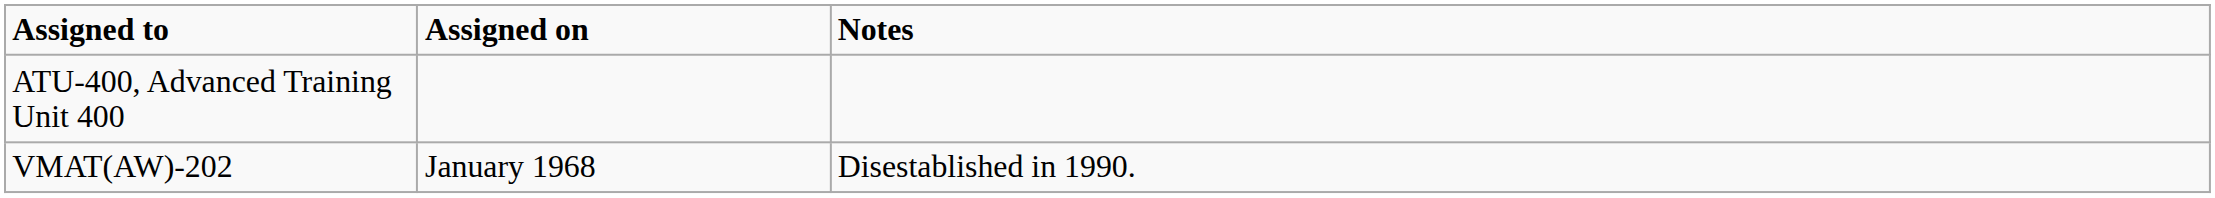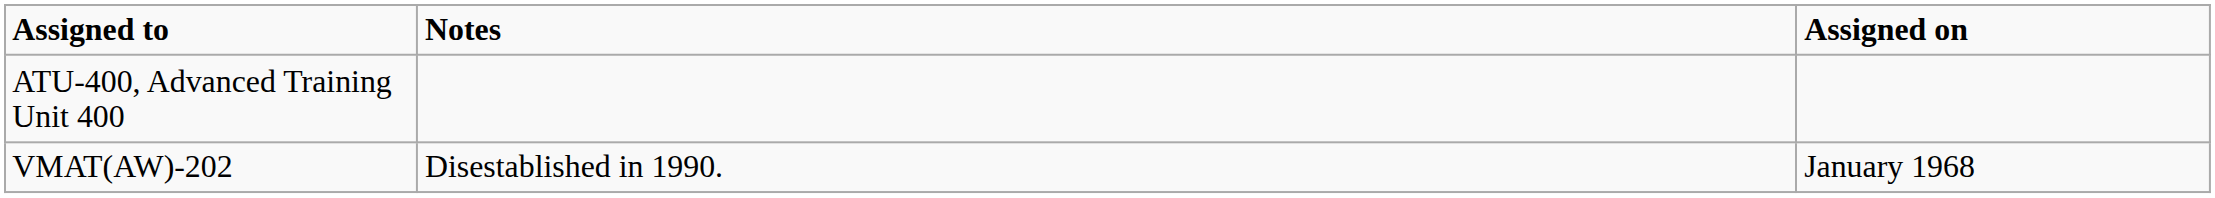columns swapped: (507, 29) <-> (876, 29)
